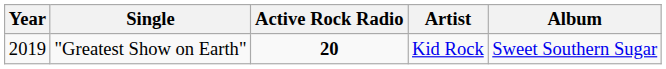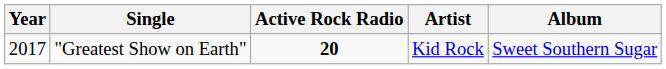(27, 48) 2019 -> (27, 48) 2017
